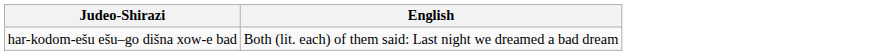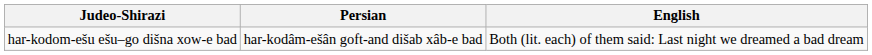+ column: (363, 15)
